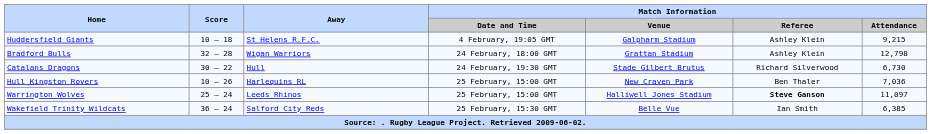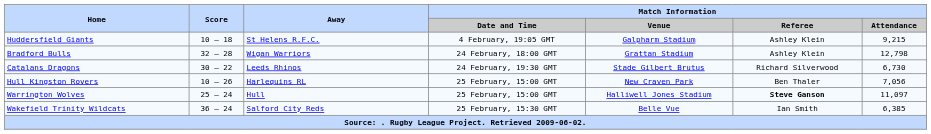(256, 67) Hull -> (274, 67) Leeds Rhinos
(894, 81) 7,036 -> (894, 81) 7,056
(274, 95) Leeds Rhinos -> (256, 95) Hull
